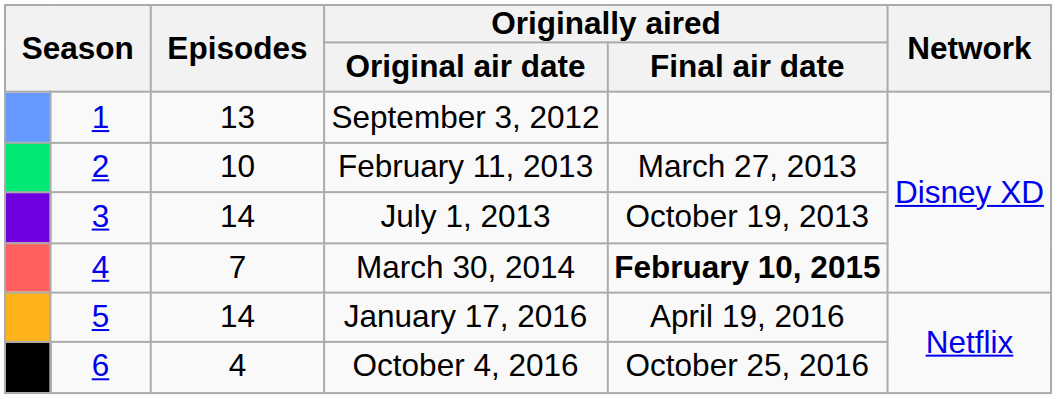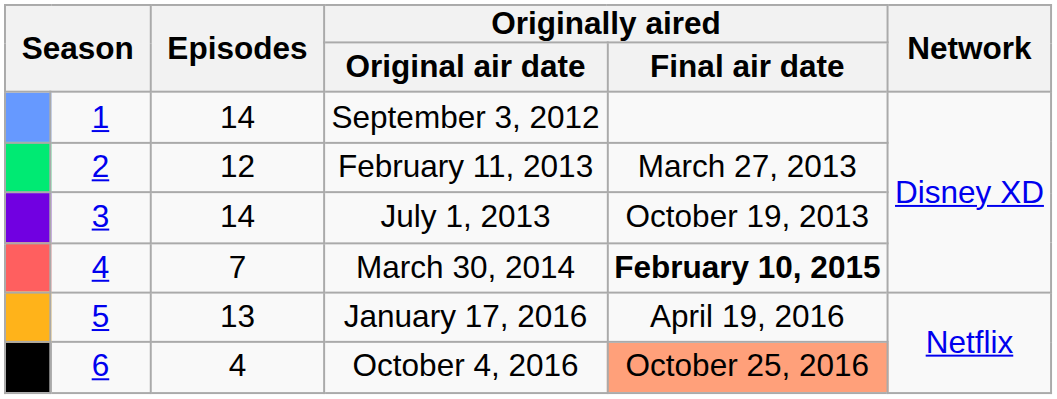(237, 116) 13 -> (237, 116) 14
(237, 166) 10 -> (237, 166) 12
(237, 316) 14 -> (237, 316) 13
(747, 366) no background -> (747, 366) lightsalmon background
